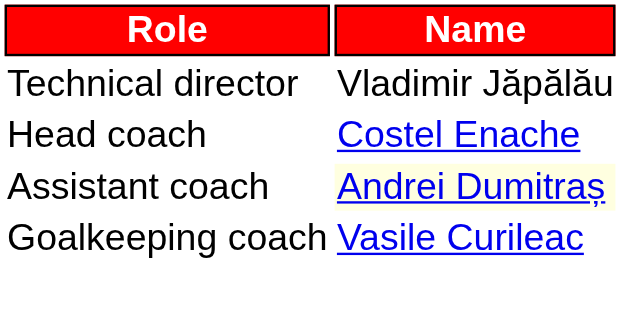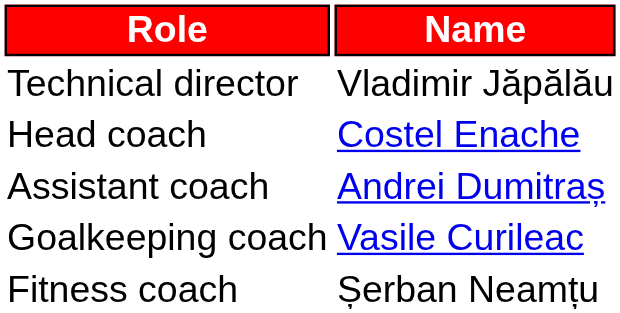(471, 186) lightyellow background -> (471, 186) no background
+ row: (123, 289)
